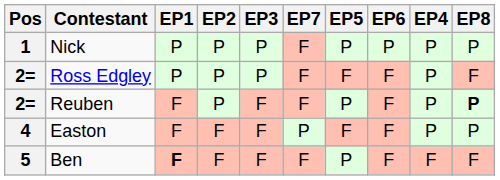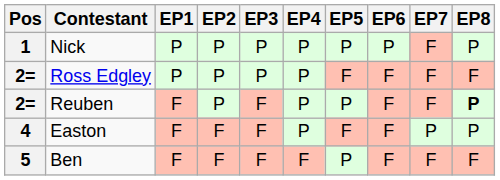columns swapped: (431, 18) <-> (304, 18)
(177, 160) bold -> (177, 160) normal
